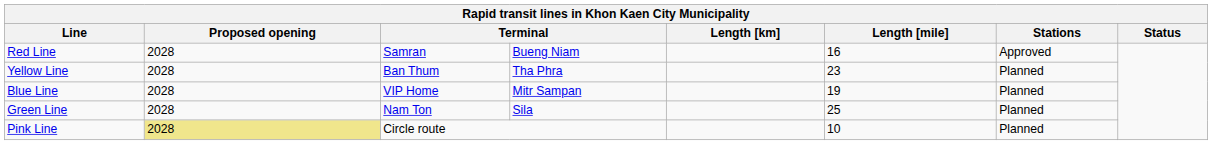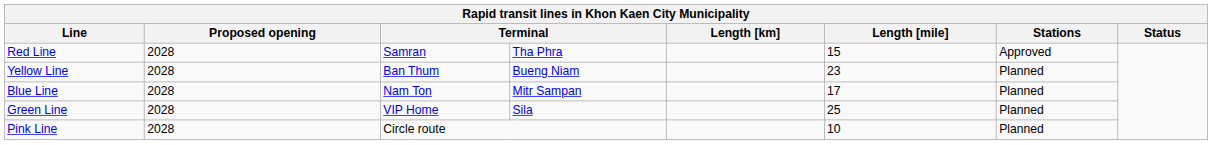(546, 52) Bueng Niam -> (538, 52) Tha Phra
(834, 52) 16 -> (834, 52) 15
(538, 71) Tha Phra -> (546, 71) Bueng Niam
(411, 91) VIP Home -> (408, 91) Nam Ton
(834, 91) 19 -> (834, 91) 17
(408, 110) Nam Ton -> (411, 110) VIP Home
(161, 129) khaki background -> (161, 129) no background
